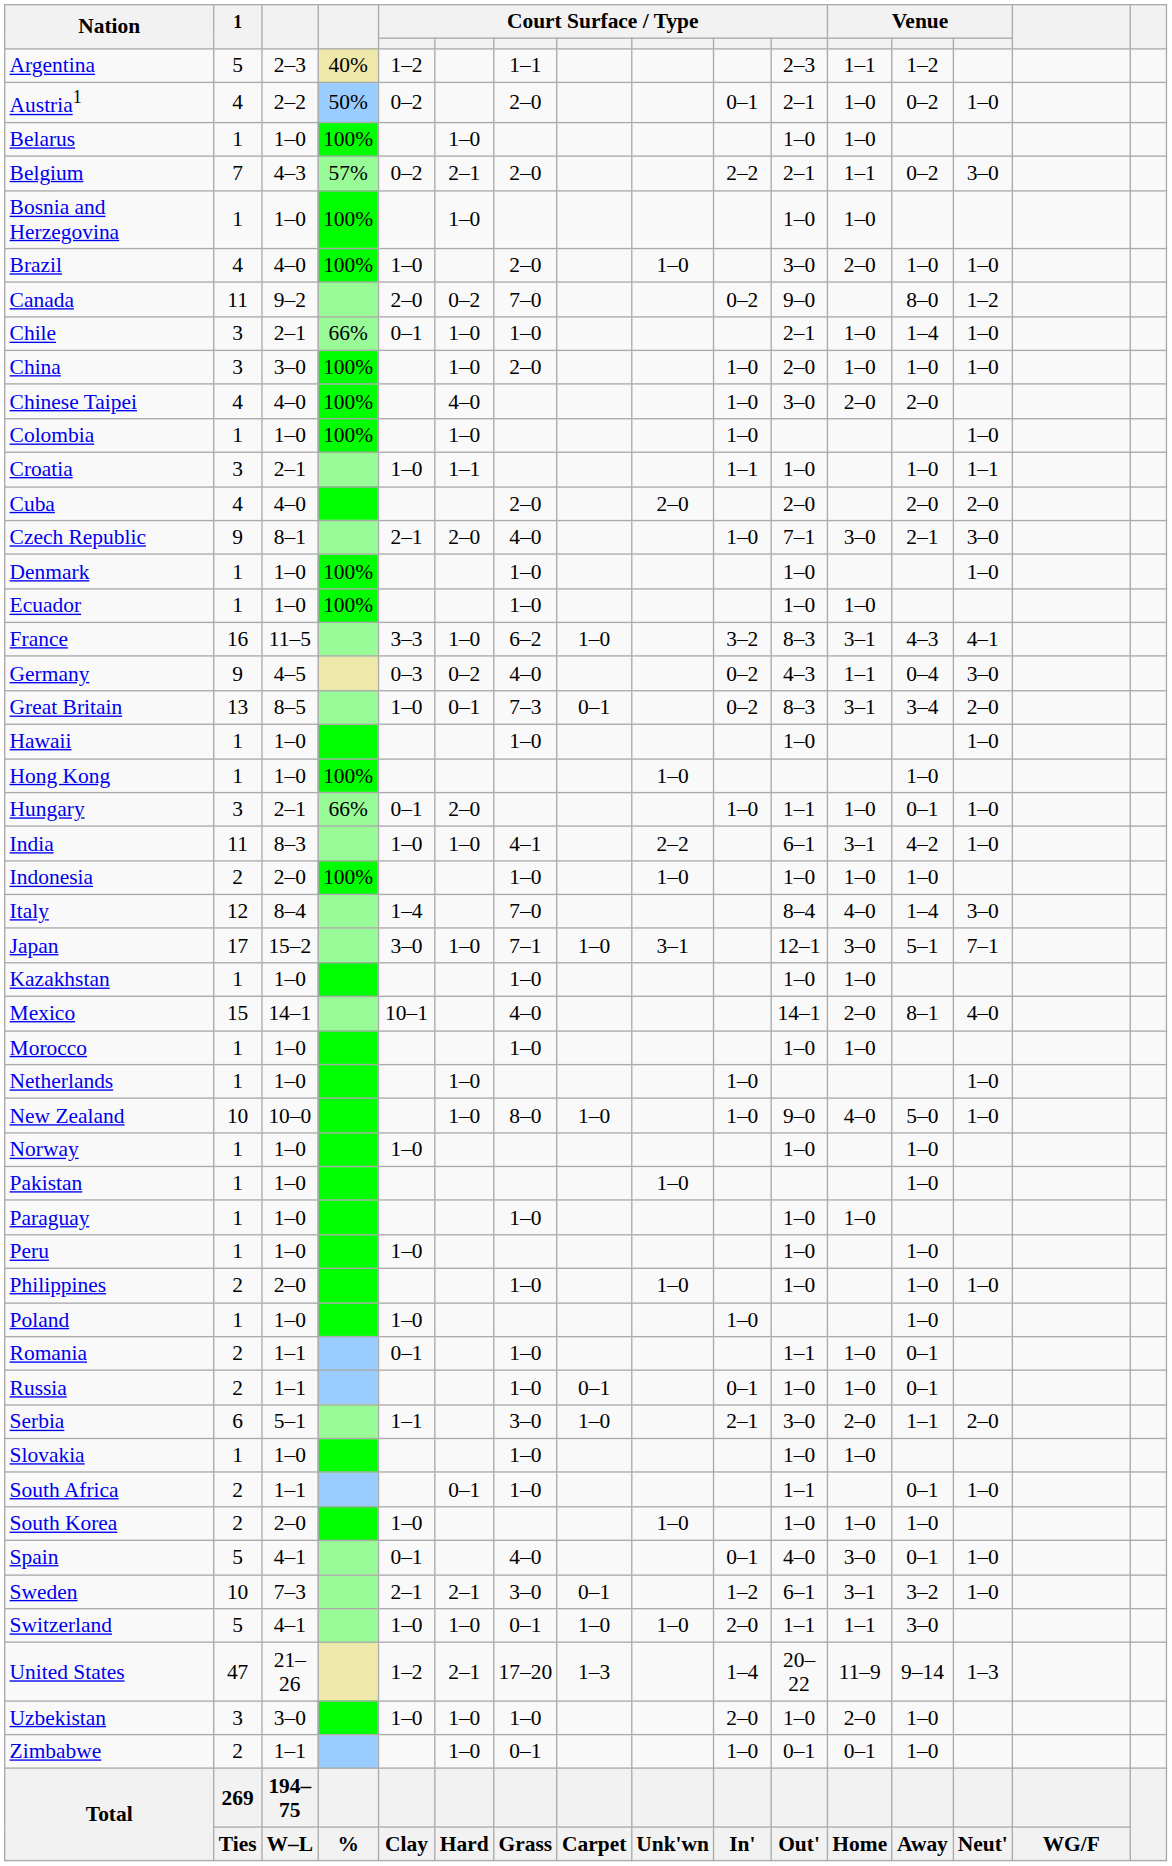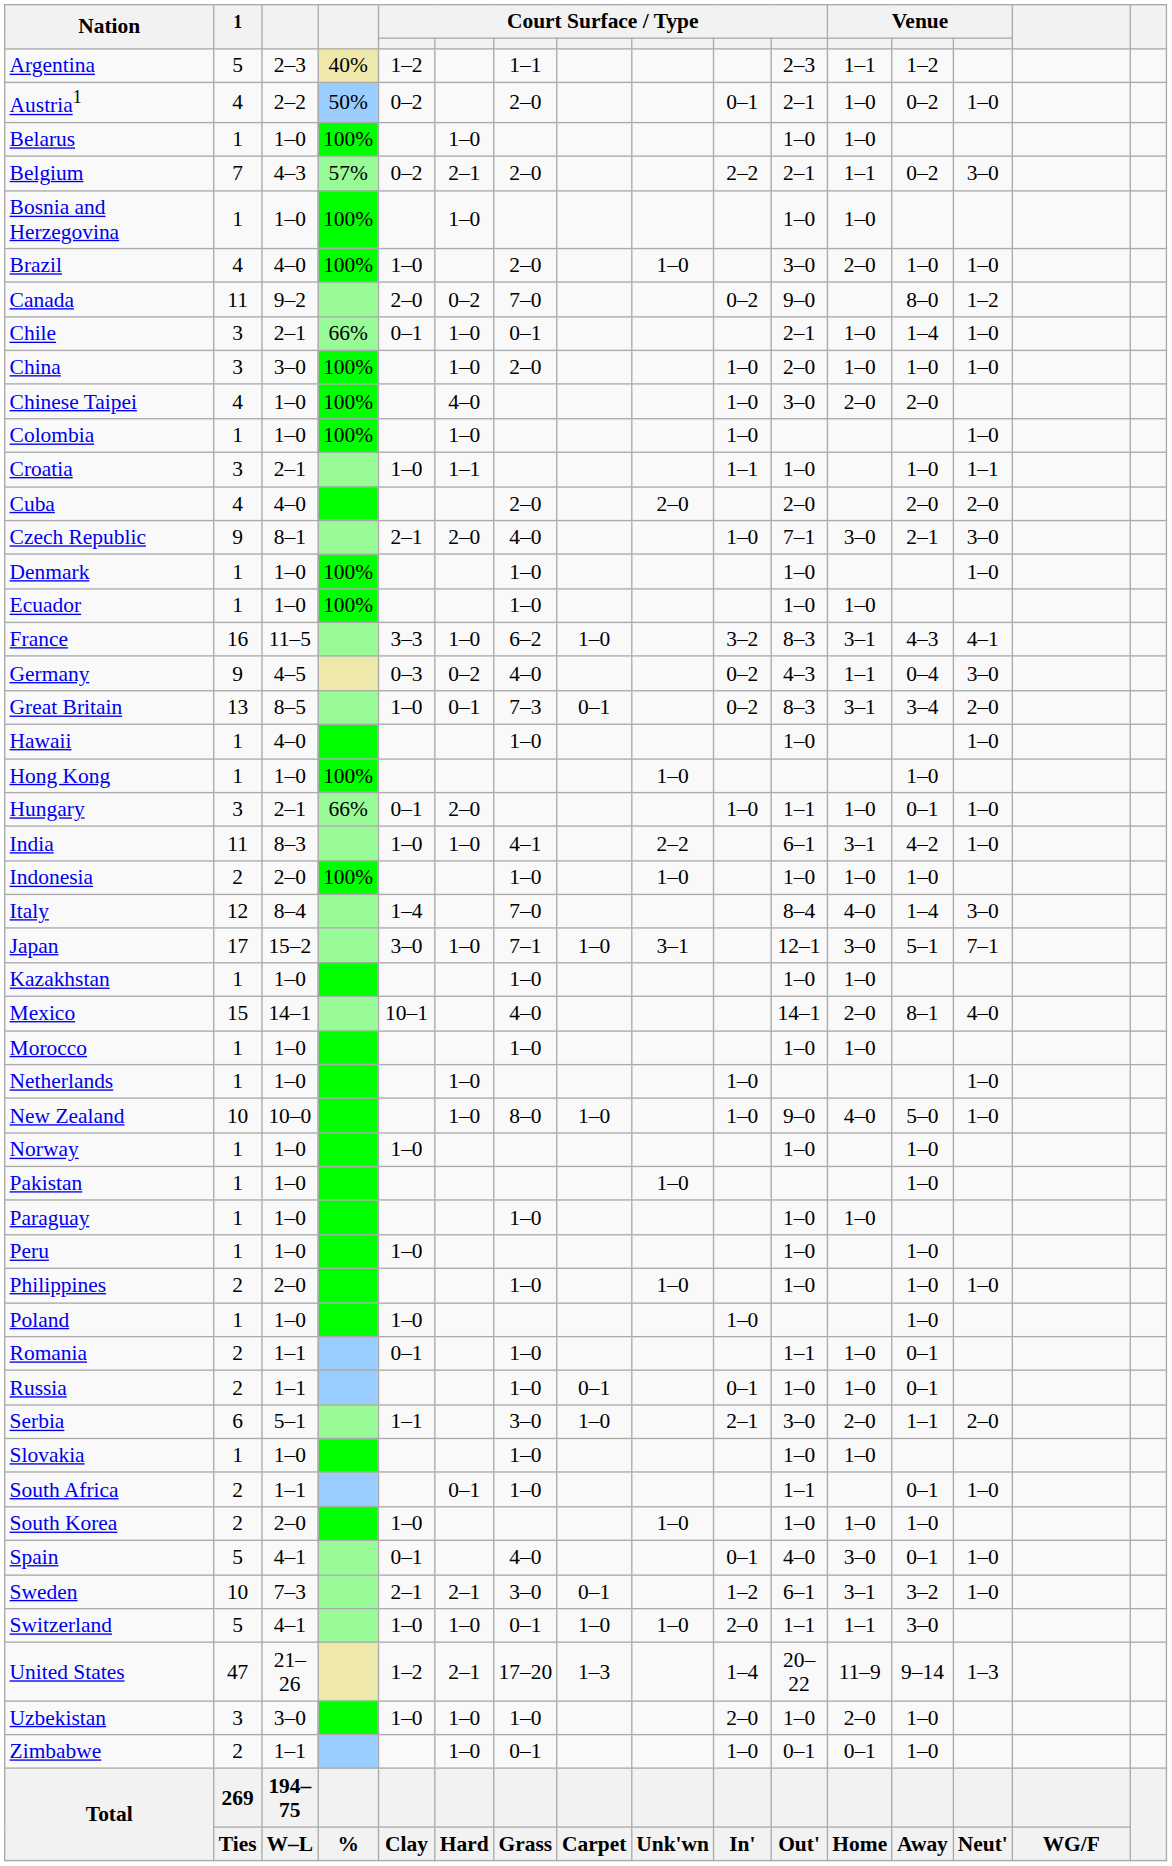(525, 333) 1–0 -> (525, 333) 0–1
(290, 401) 4–0 -> (290, 401) 1–0
(290, 741) 1–0 -> (290, 741) 4–0
